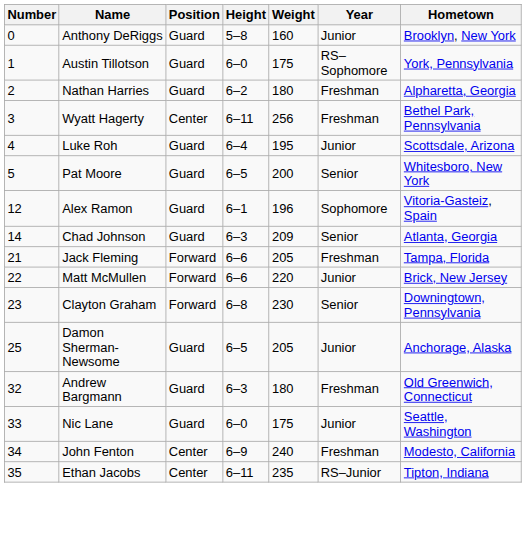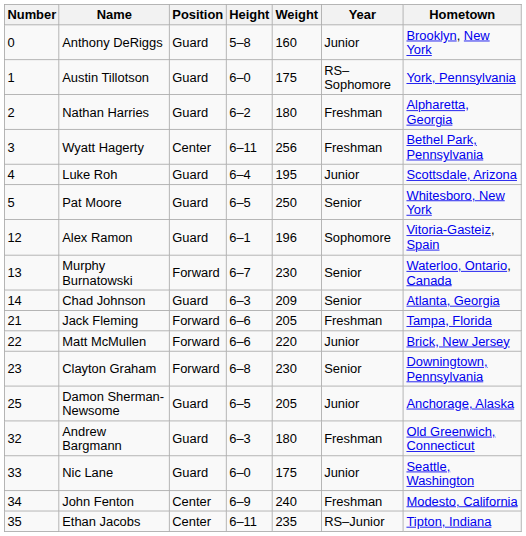(283, 174) 200 -> (286, 203) 250
+ row: (97, 272)
